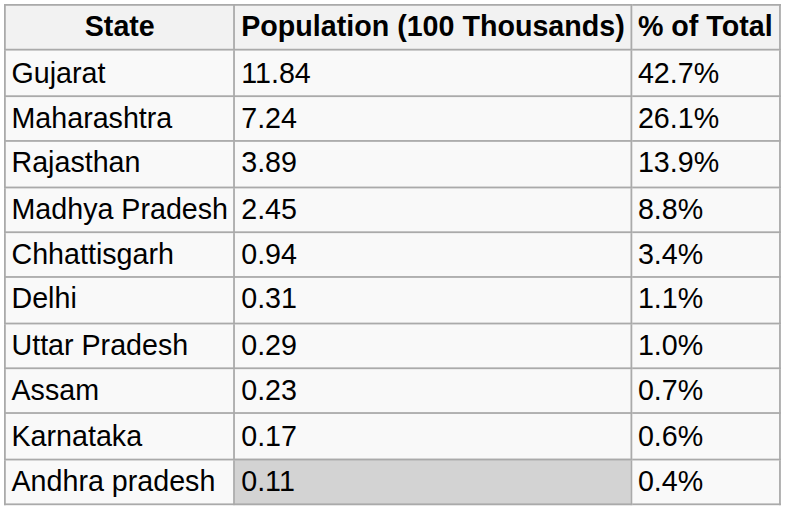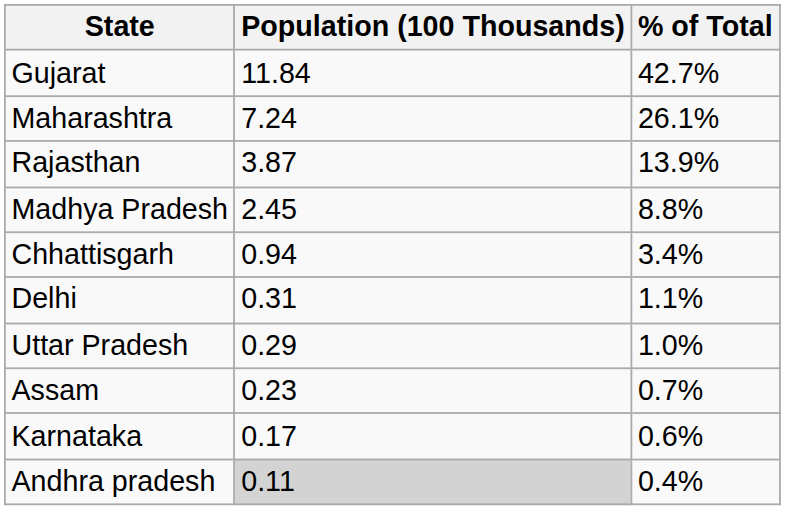(269, 163) 3.89 -> (269, 163) 3.87
